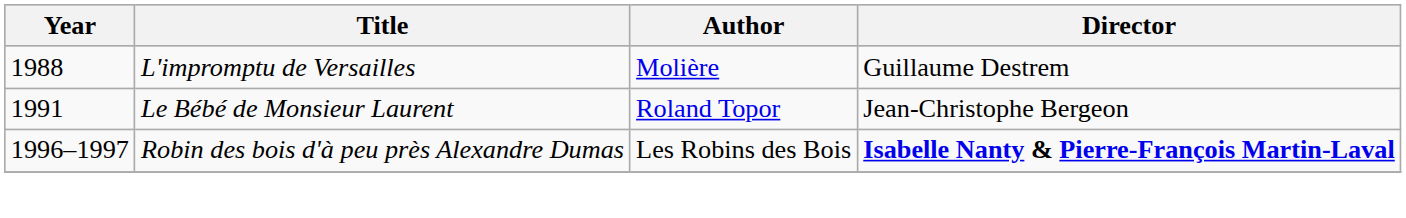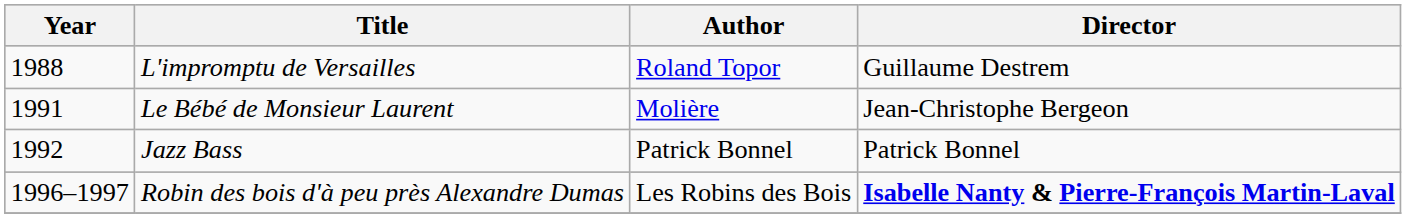(678, 66) Molière -> (708, 66) Roland Topor
(708, 108) Roland Topor -> (678, 108) Molière
+ row: (192, 150)
